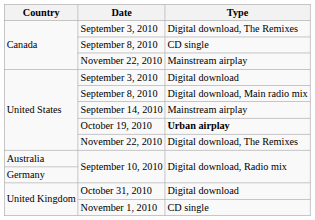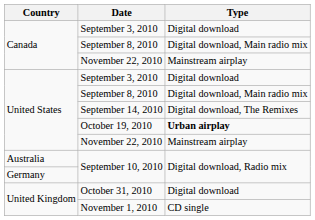(233, 28) Digital download, The Remixes -> (203, 28) Digital download
(188, 45) CD single -> (238, 45) Digital download, Main radio mix
(207, 110) Mainstream airplay -> (233, 110) Digital download, The Remixes
(233, 142) Digital download, The Remixes -> (207, 142) Mainstream airplay
